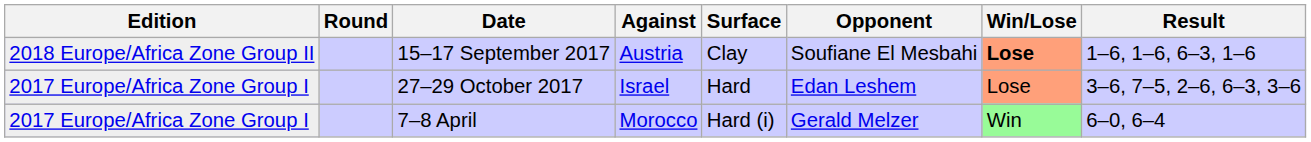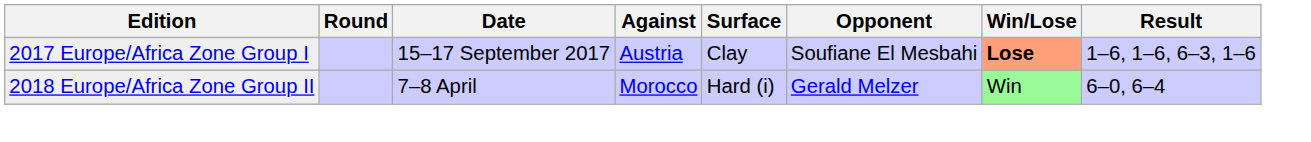(162, 53) 2018 Europe/Africa Zone Group II -> (159, 53) 2017 Europe/Africa Zone Group I
- row: (490, 86)
(159, 119) 2017 Europe/Africa Zone Group I -> (162, 86) 2018 Europe/Africa Zone Group II
